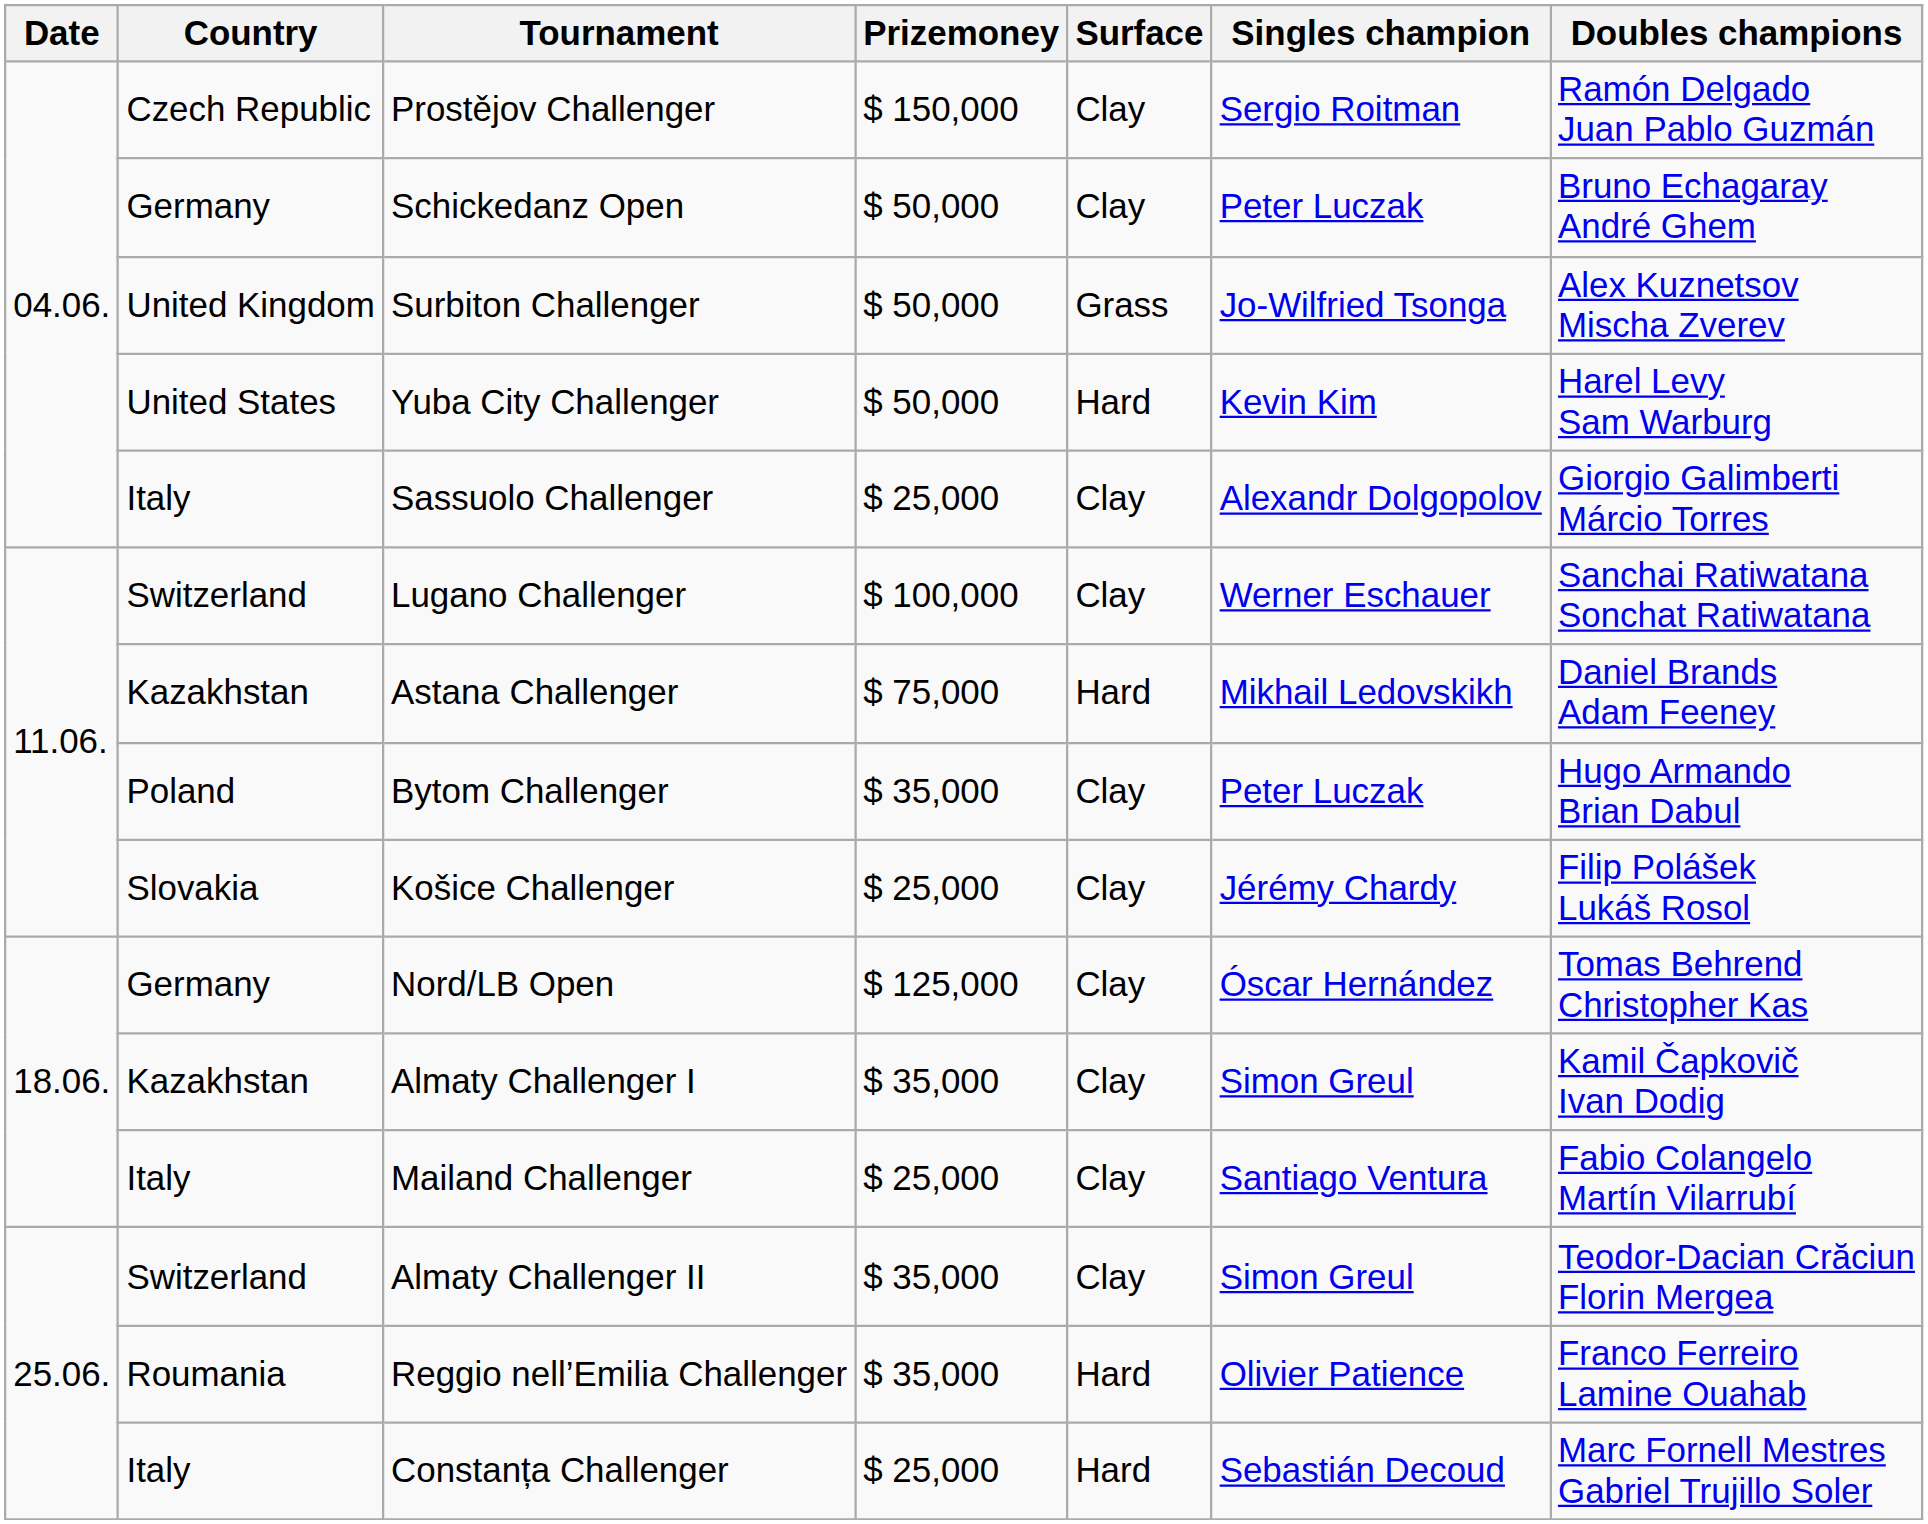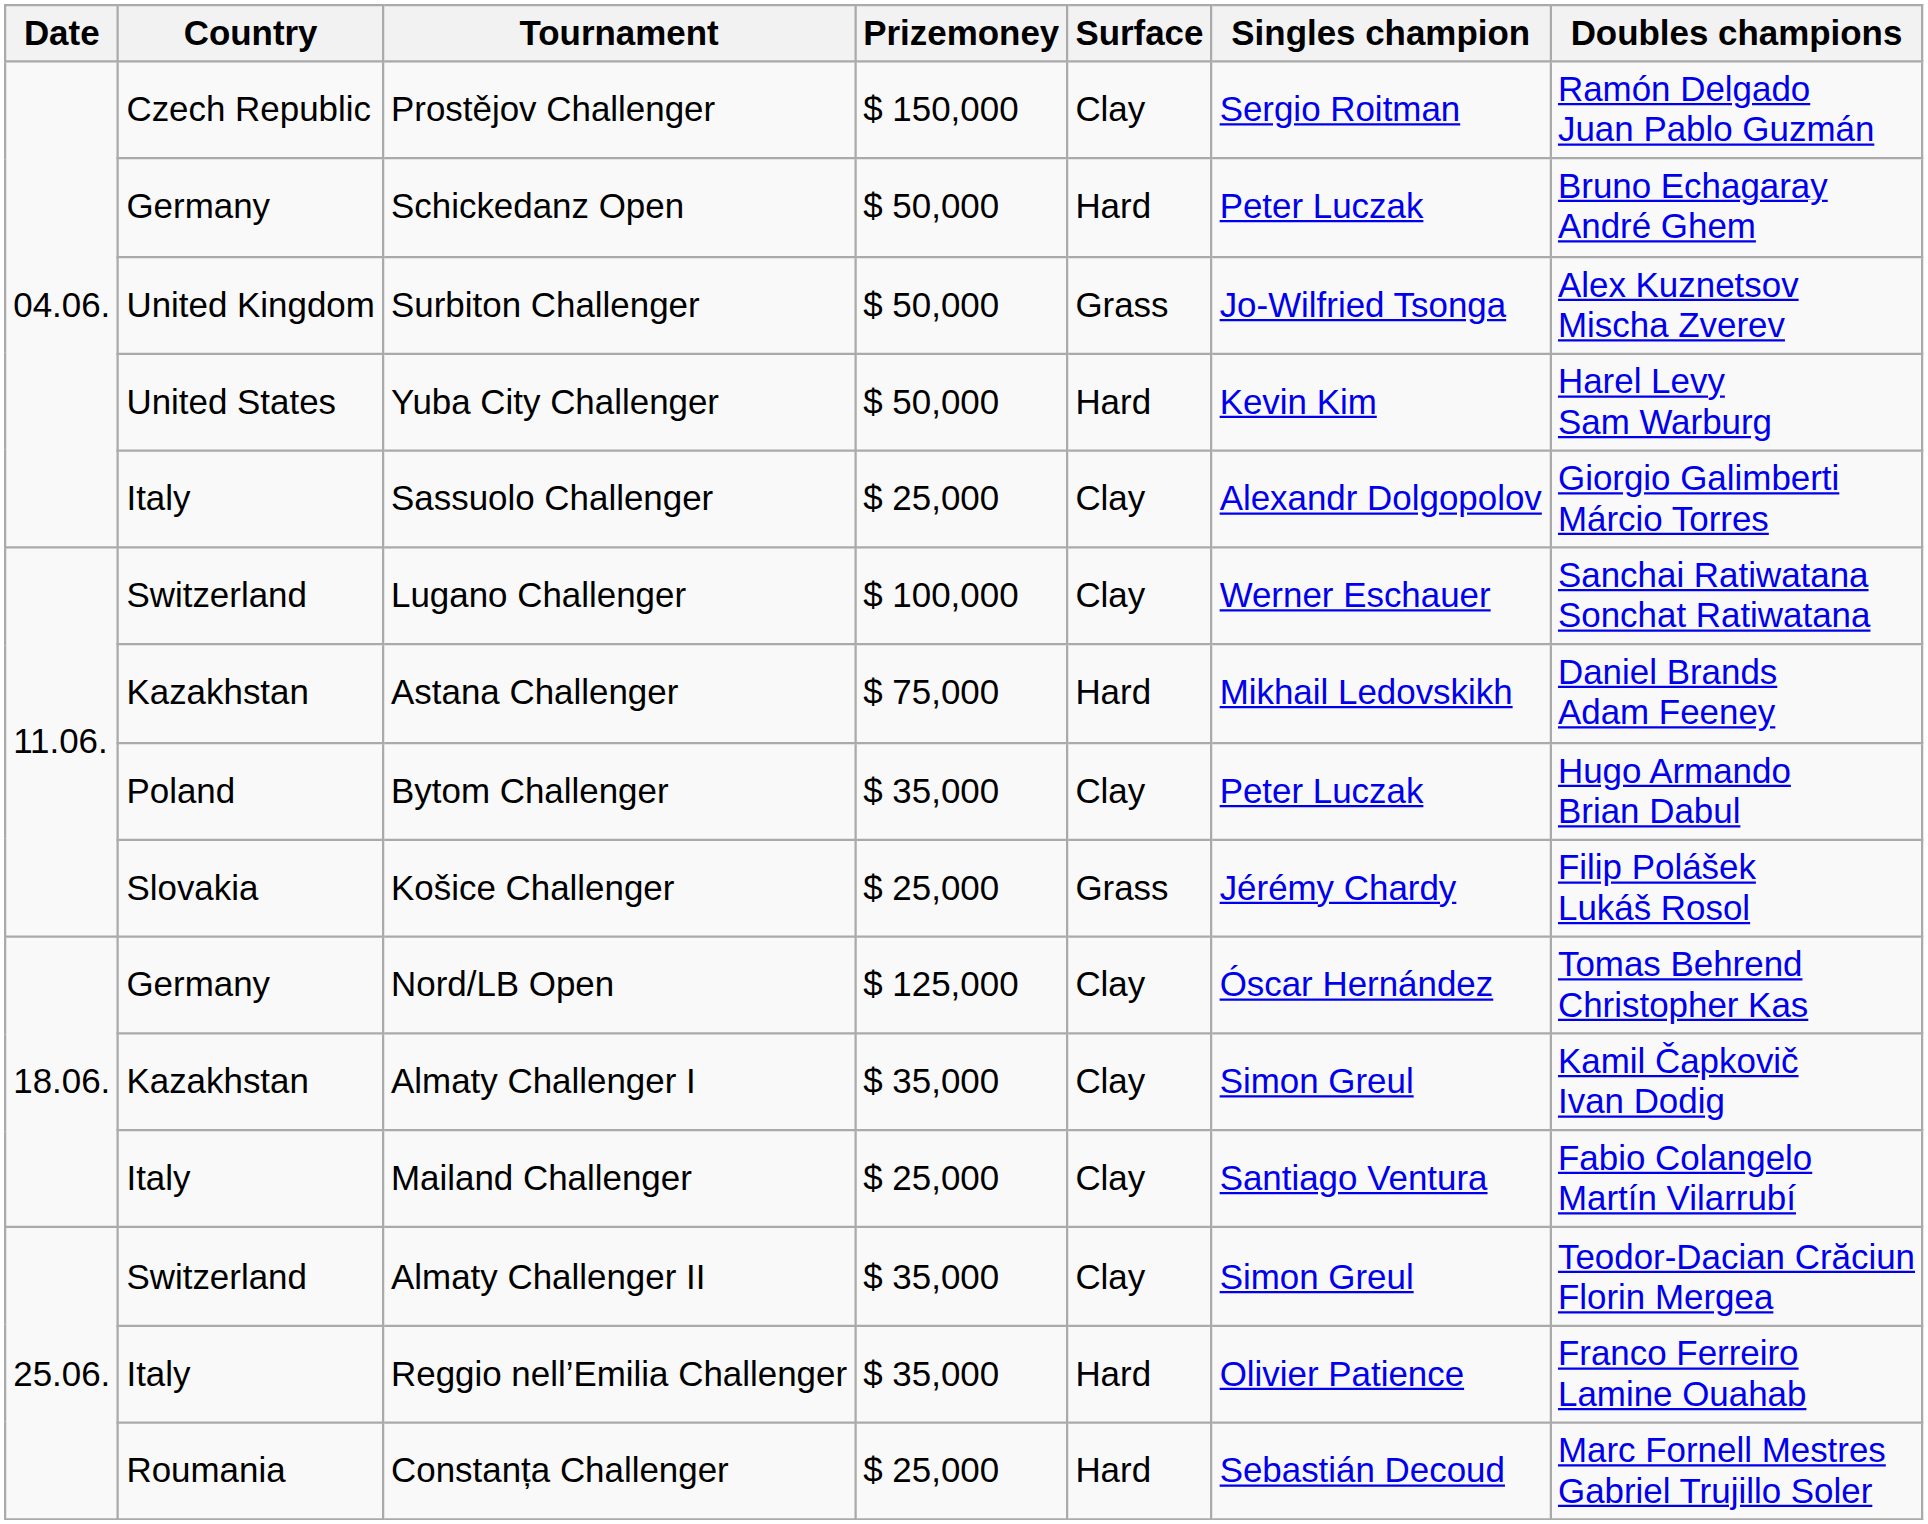(1110, 206) Clay -> (1113, 206) Hard
(1110, 886) Clay -> (1122, 886) Grass
(206, 1372) Roumania -> (158, 1372) Italy
(158, 1469) Italy -> (206, 1469) Roumania
